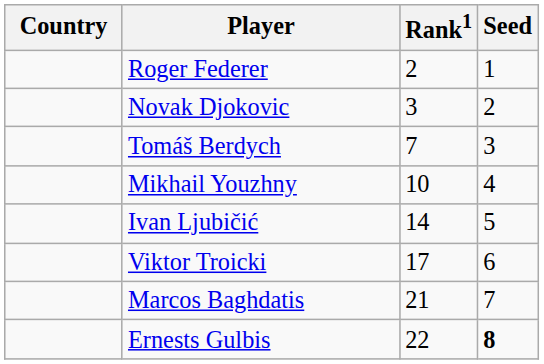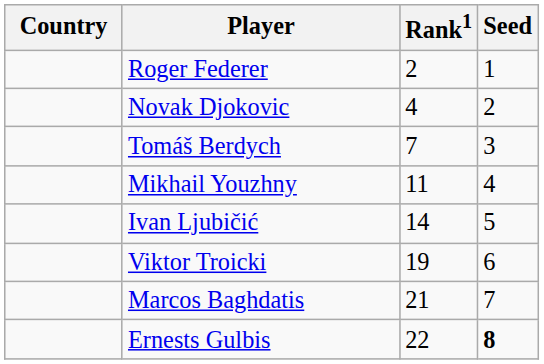(411, 107) 3 -> (411, 107) 4
(417, 184) 10 -> (417, 184) 11
(417, 261) 17 -> (417, 261) 19
